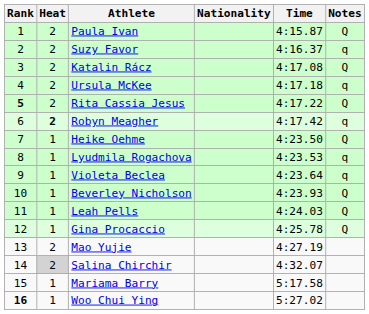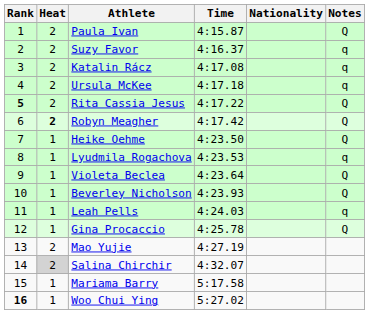columns swapped: (234, 14) <-> (299, 14)
(345, 68) Q -> (345, 68) q
(345, 121) q -> (345, 121) Q
(345, 175) q -> (345, 175) Q
(345, 211) Q -> (345, 211) q
